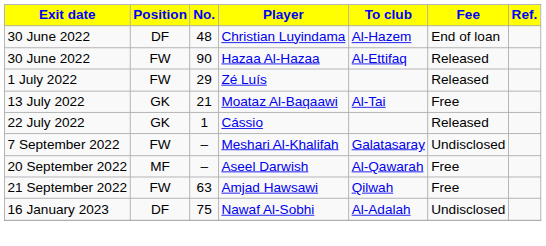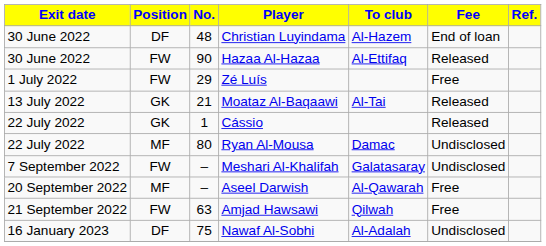(460, 79) Released -> (445, 79) Free
(445, 101) Free -> (460, 101) Released
+ row: (268, 144)
